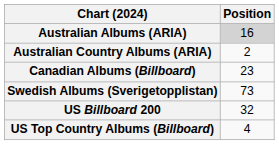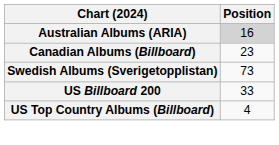- row: (112, 52)
(247, 110) 32 -> (247, 91) 33
